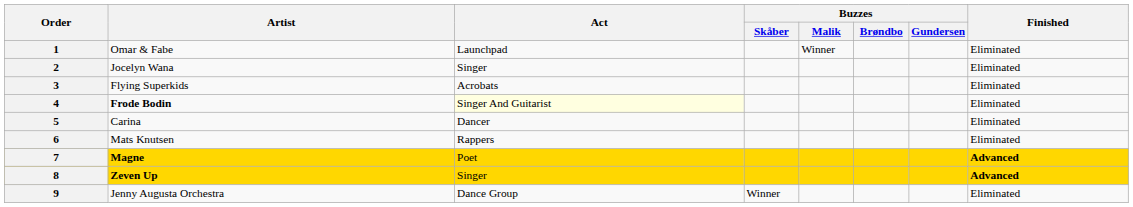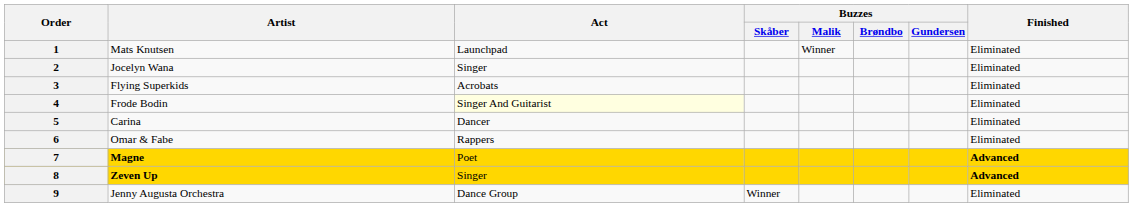(142, 49) Omar & Fabe -> (142, 49) Mats Knutsen
(141, 103) bold -> (139, 103) normal
(142, 139) Mats Knutsen -> (142, 139) Omar & Fabe
